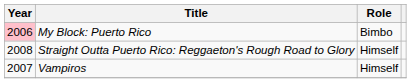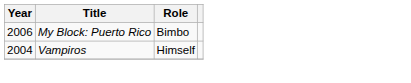(20, 31) pink background -> (20, 31) no background
- row: (196, 50)
(20, 68) 2007 -> (20, 50) 2004
